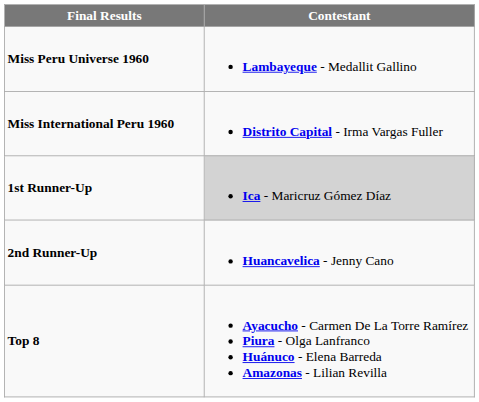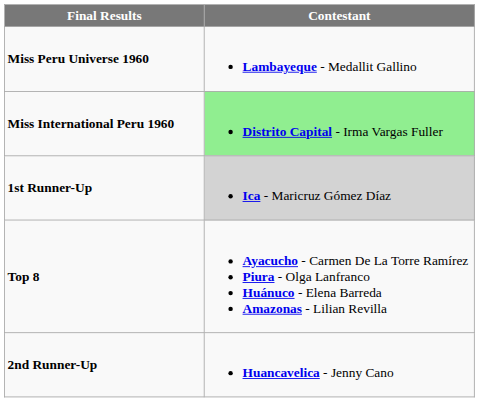(339, 132) no background -> (339, 132) lightgreen background
rows swapped: (52, 252) <-> (23, 341)
